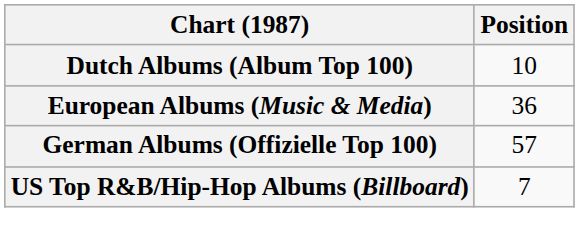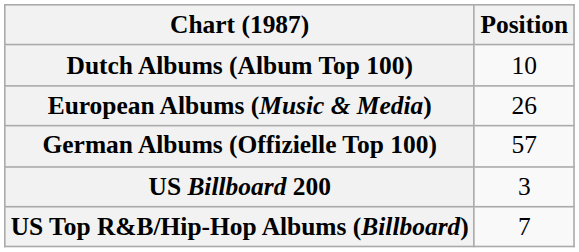(524, 105) 36 -> (524, 105) 26
+ row: (240, 186)
